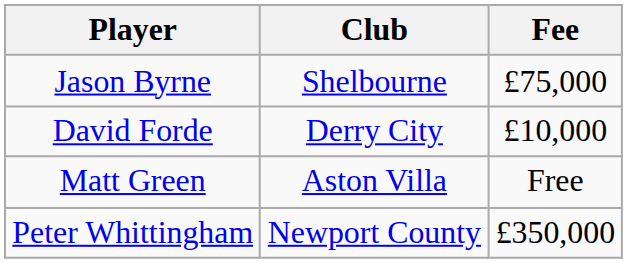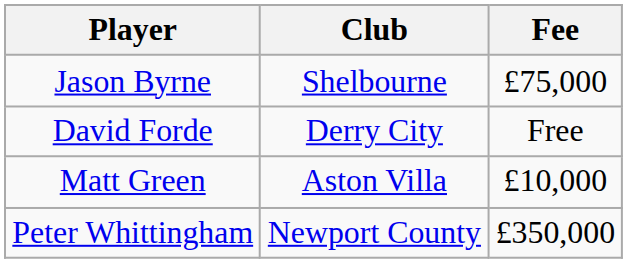(555, 130) £10,000 -> (555, 130) Free
(555, 181) Free -> (555, 181) £10,000
